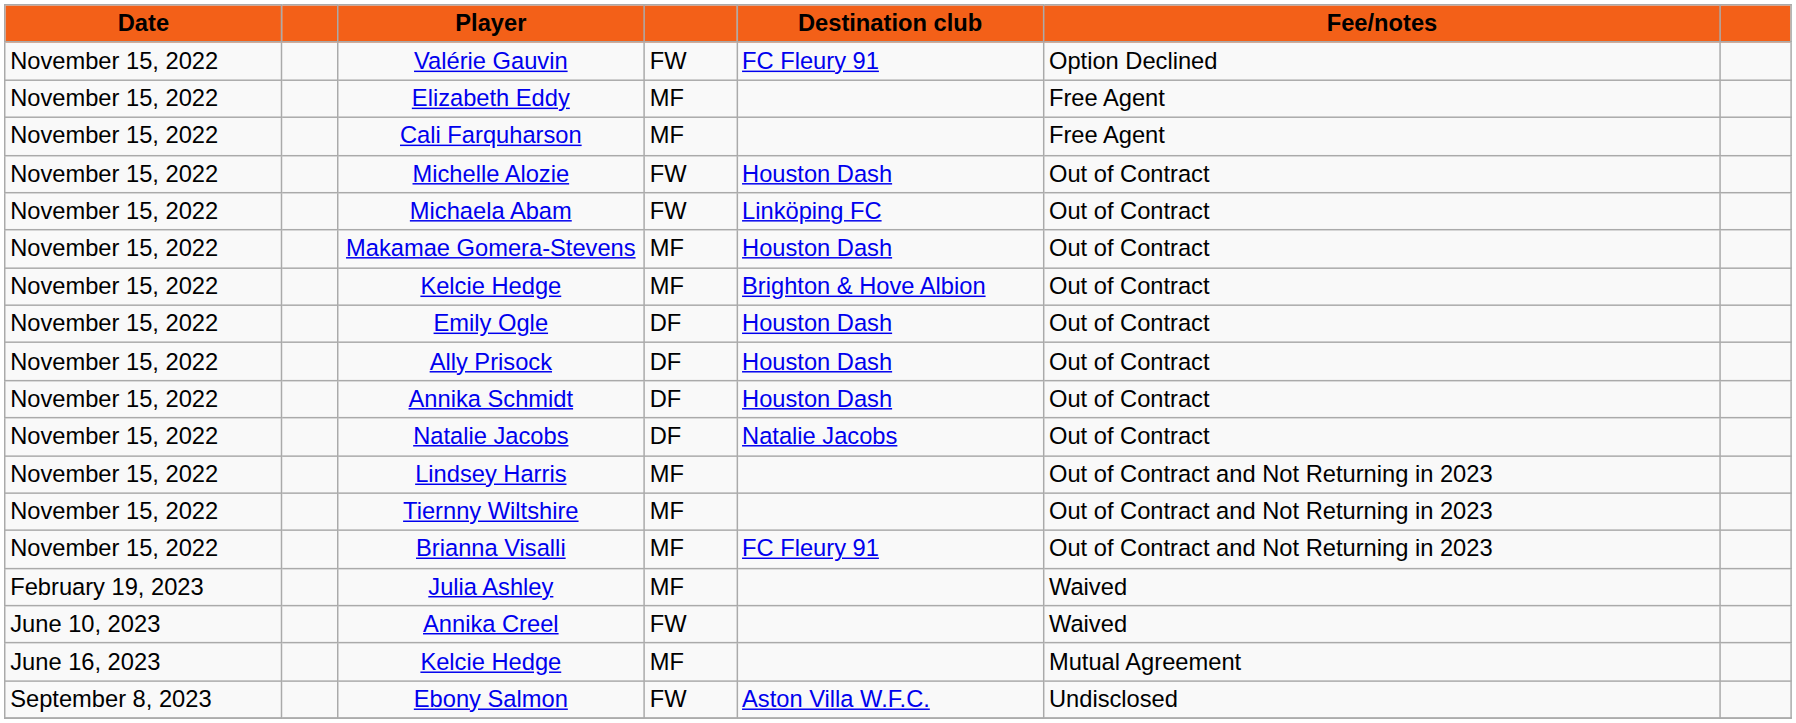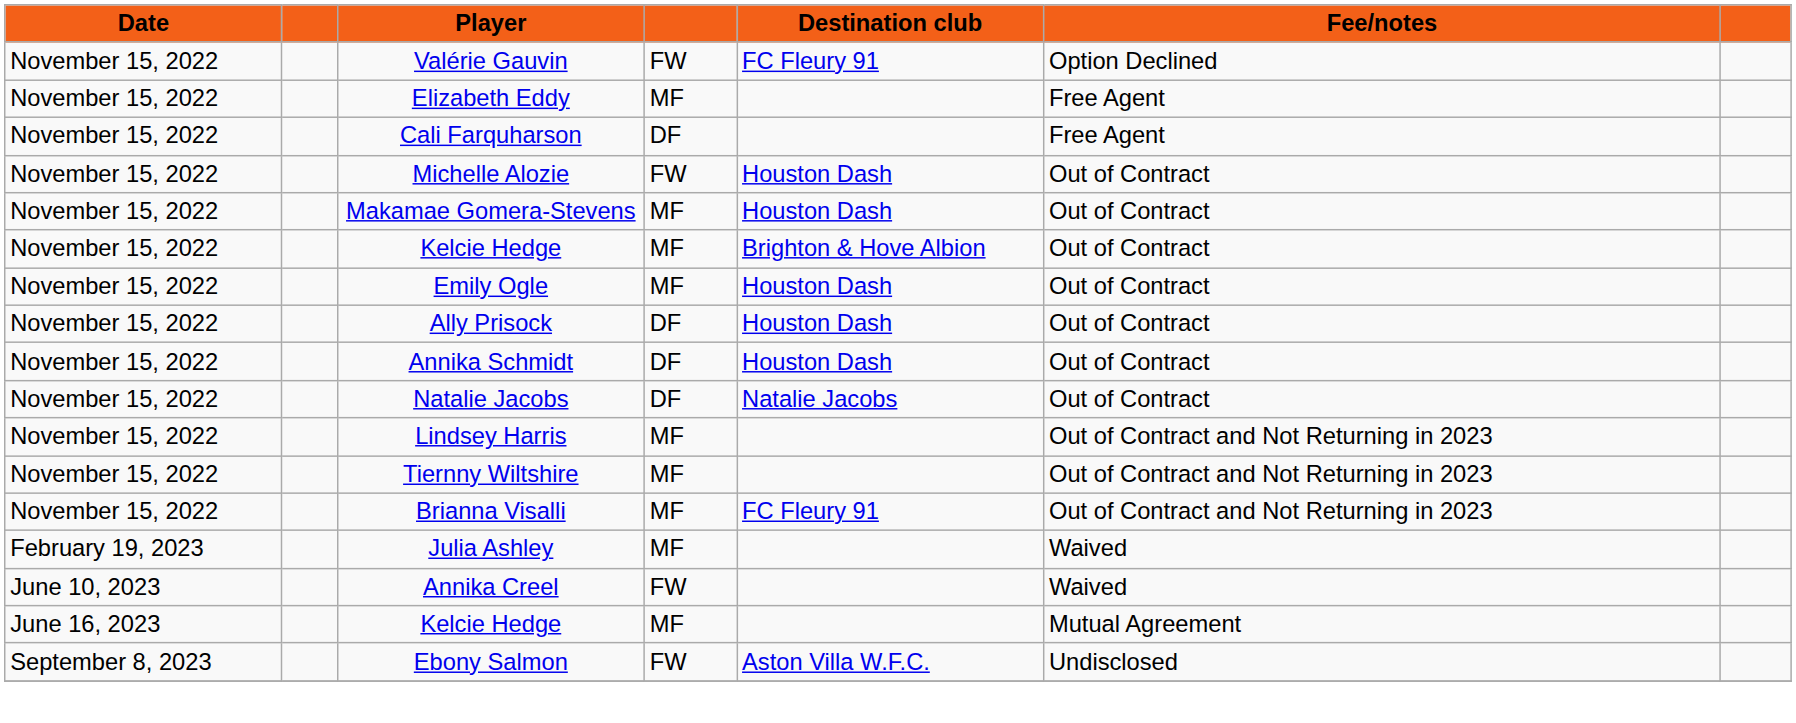(667, 135) MF -> (666, 135) DF
- row: (114, 211)
(666, 323) DF -> (667, 286) MF
